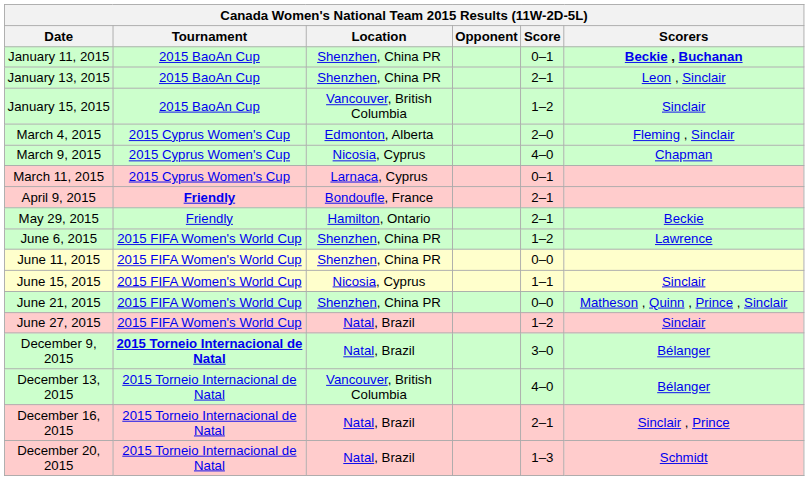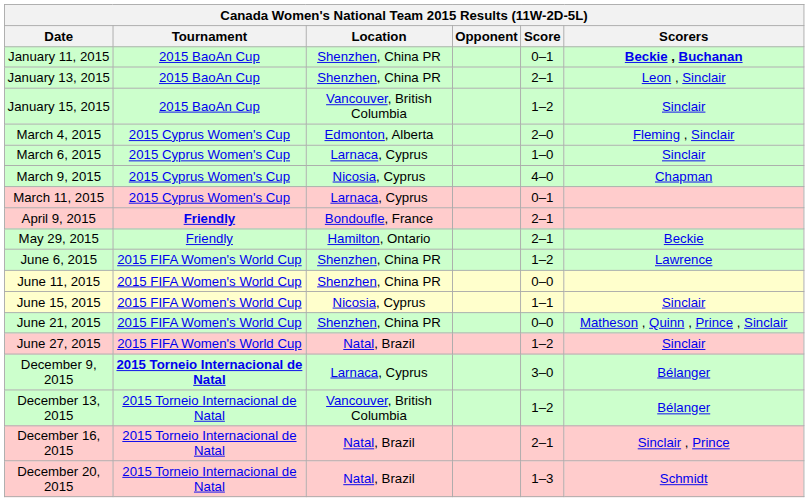+ row: (59, 156)
(379, 351) Natal, Brazil -> (379, 372) Larnaca, Cyprus
(542, 387) 4–0 -> (542, 408) 1–2
